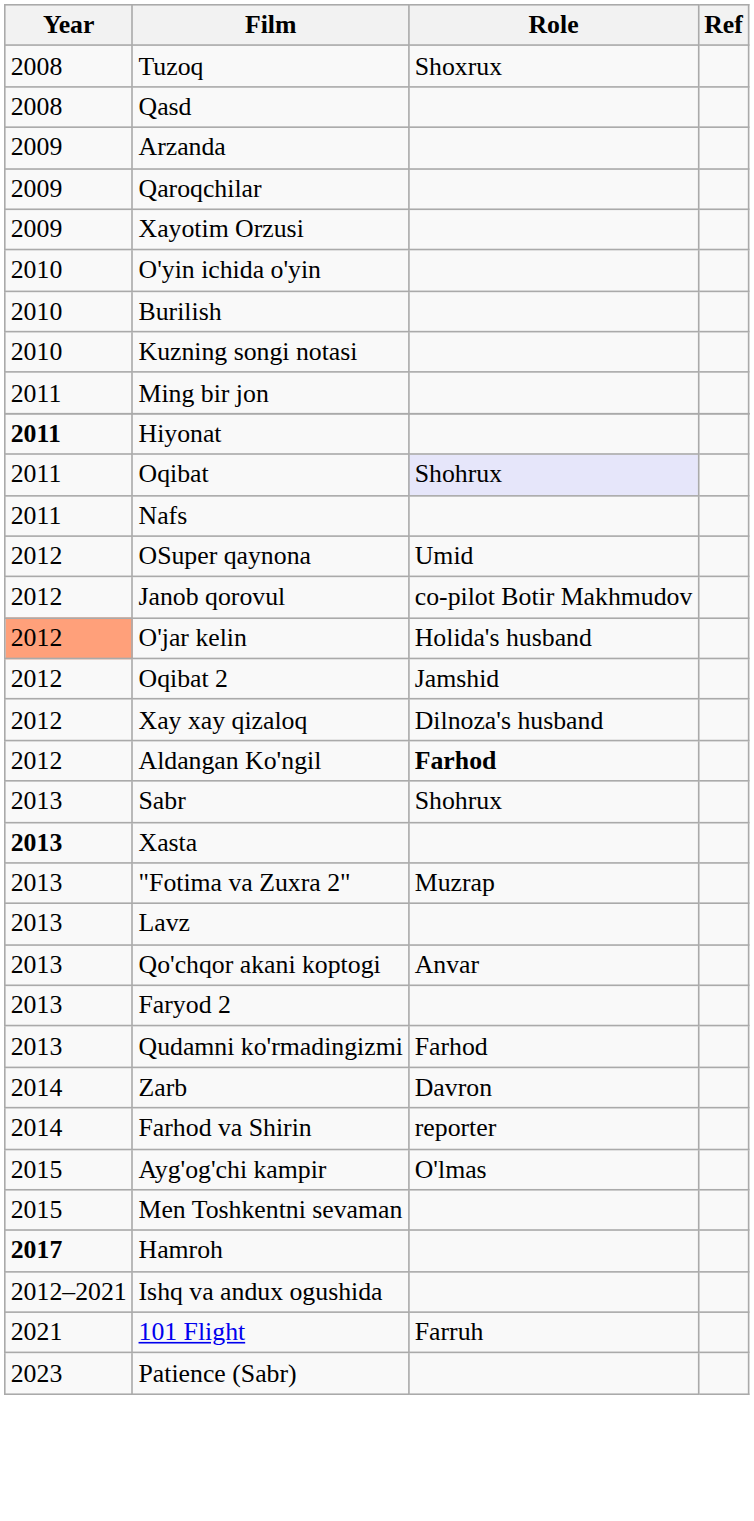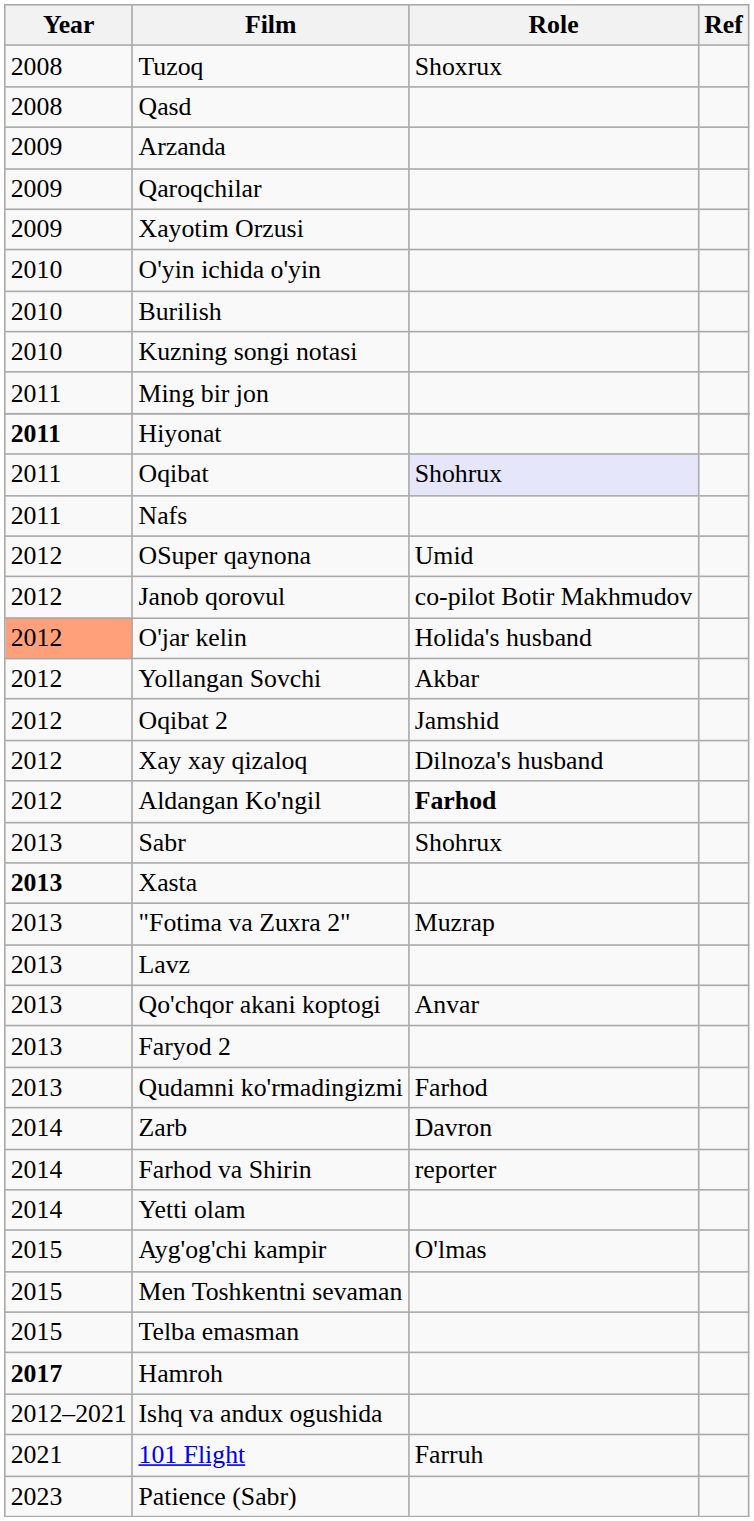+ row: (230, 678)
+ row: (192, 1209)
+ row: (219, 1332)
